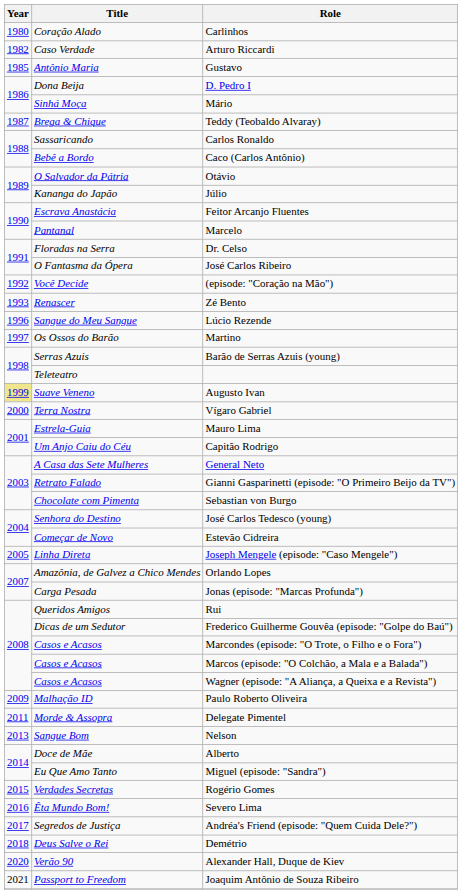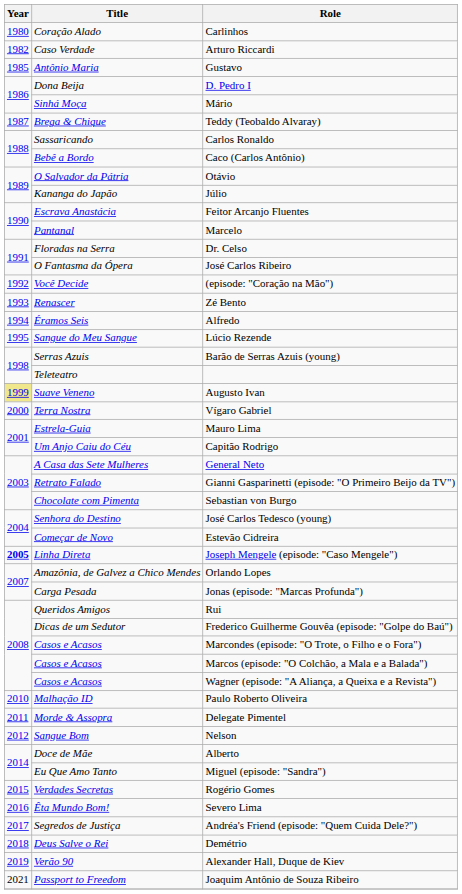+ row: (61, 320)
(18, 320) 1996 -> (18, 338) 1995
- row: (76, 338)
(18, 555) normal -> (18, 555) bold
(18, 699) 2009 -> (18, 699) 2010
(18, 735) 2013 -> (18, 735) 2012
(18, 862) 2020 -> (18, 862) 2019
